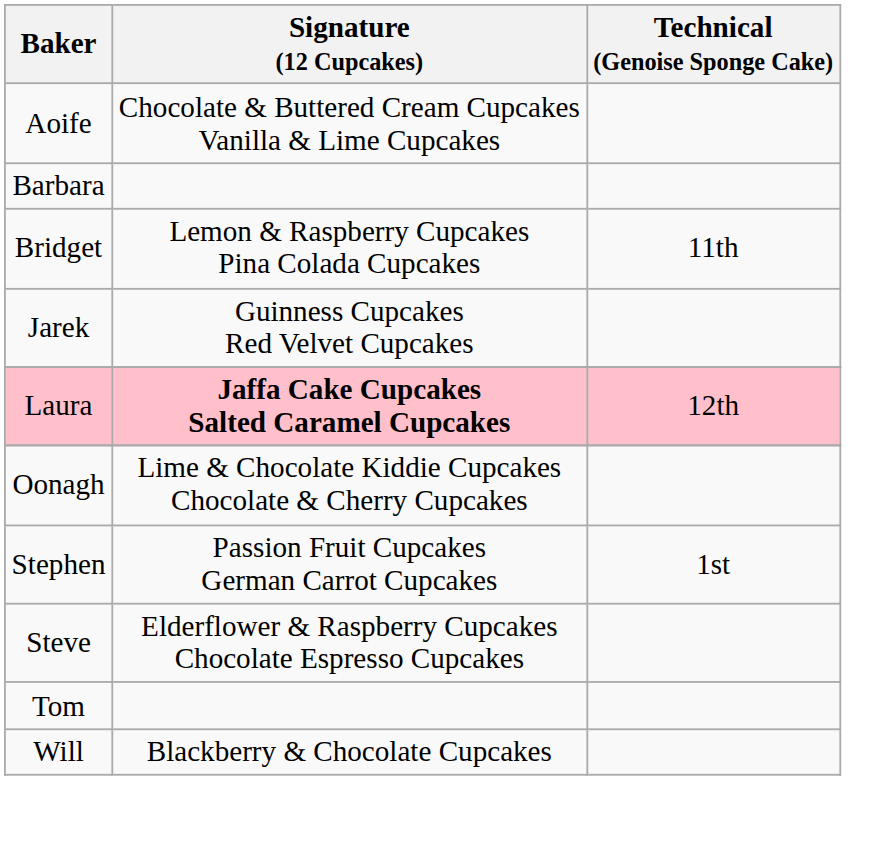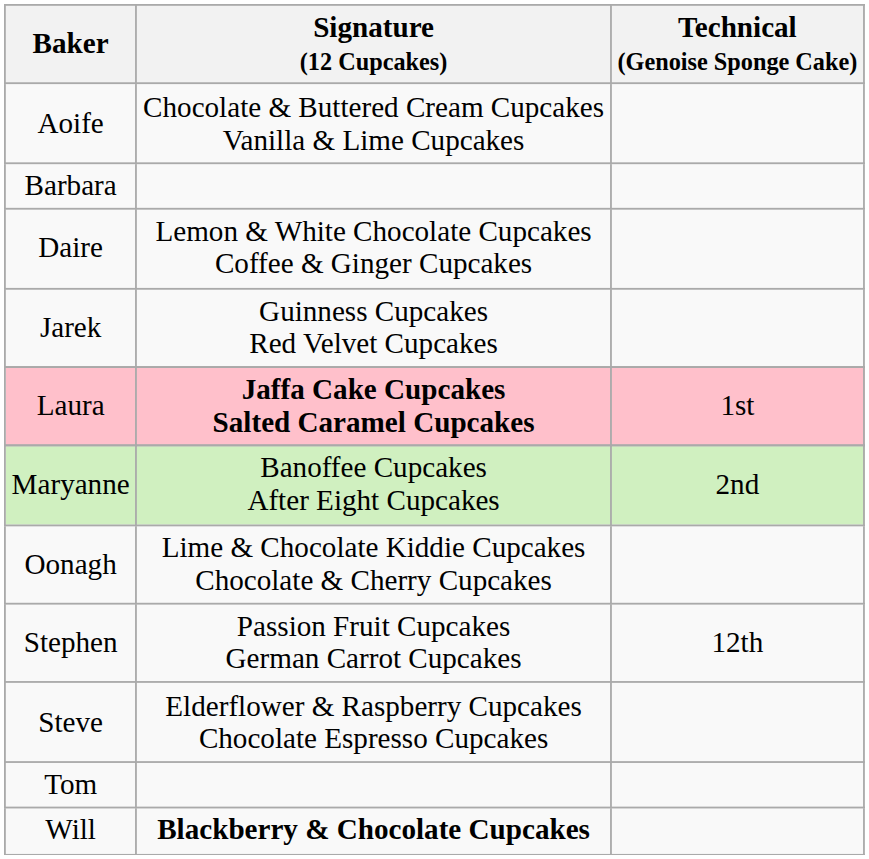- row: (59, 248)
+ row: (71, 248)
(713, 405) 12th -> (737, 405) 1st
+ row: (71, 484)
(713, 563) 1st -> (737, 642) 12th
(349, 751) normal -> (374, 830) bold
